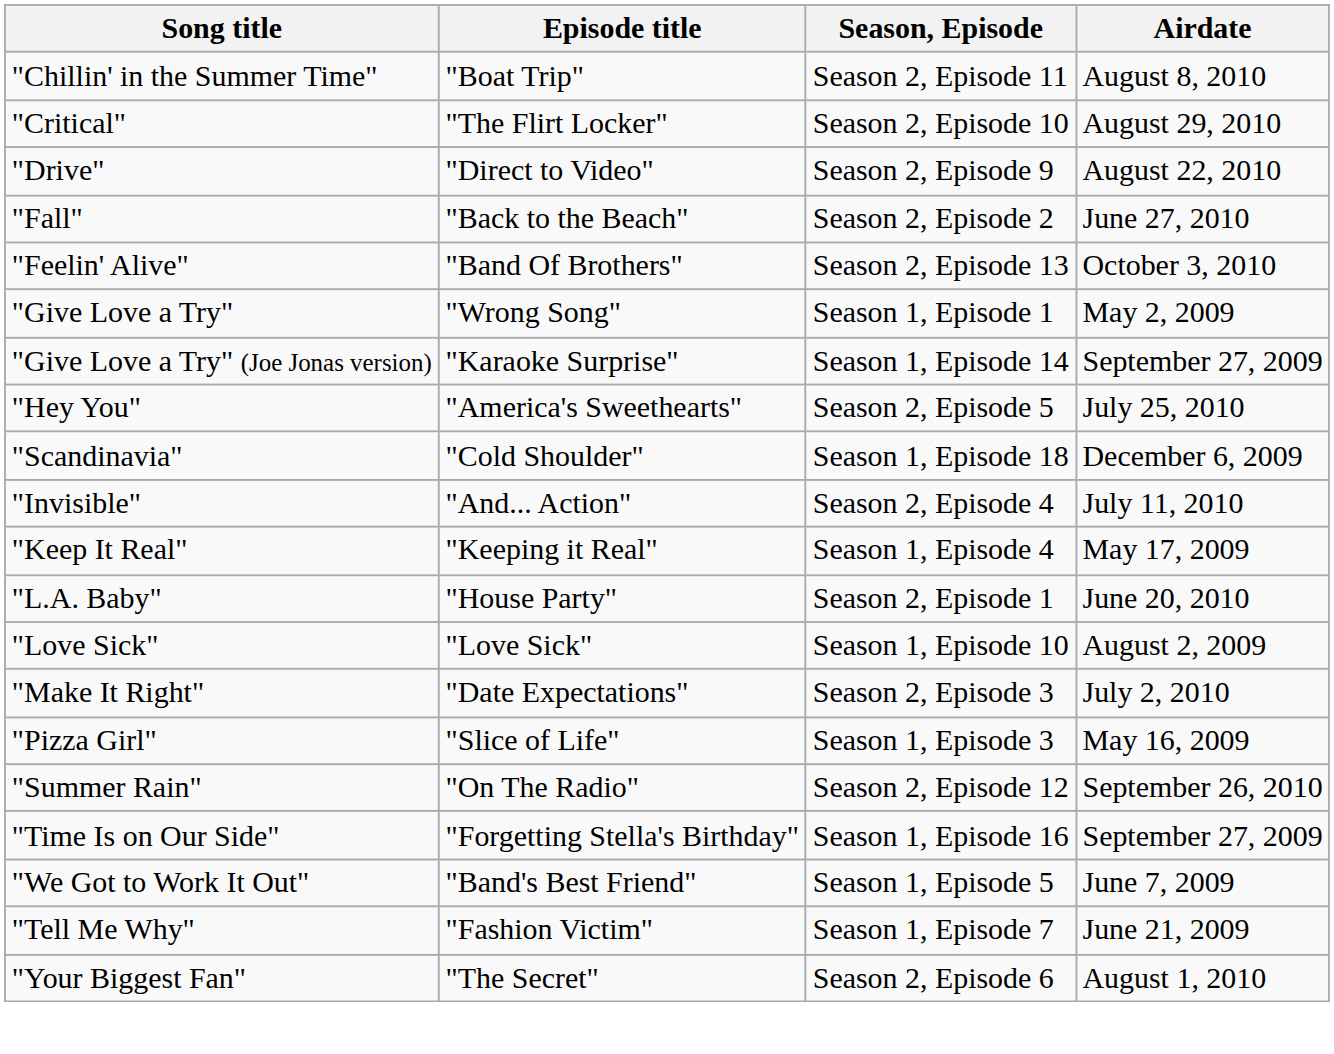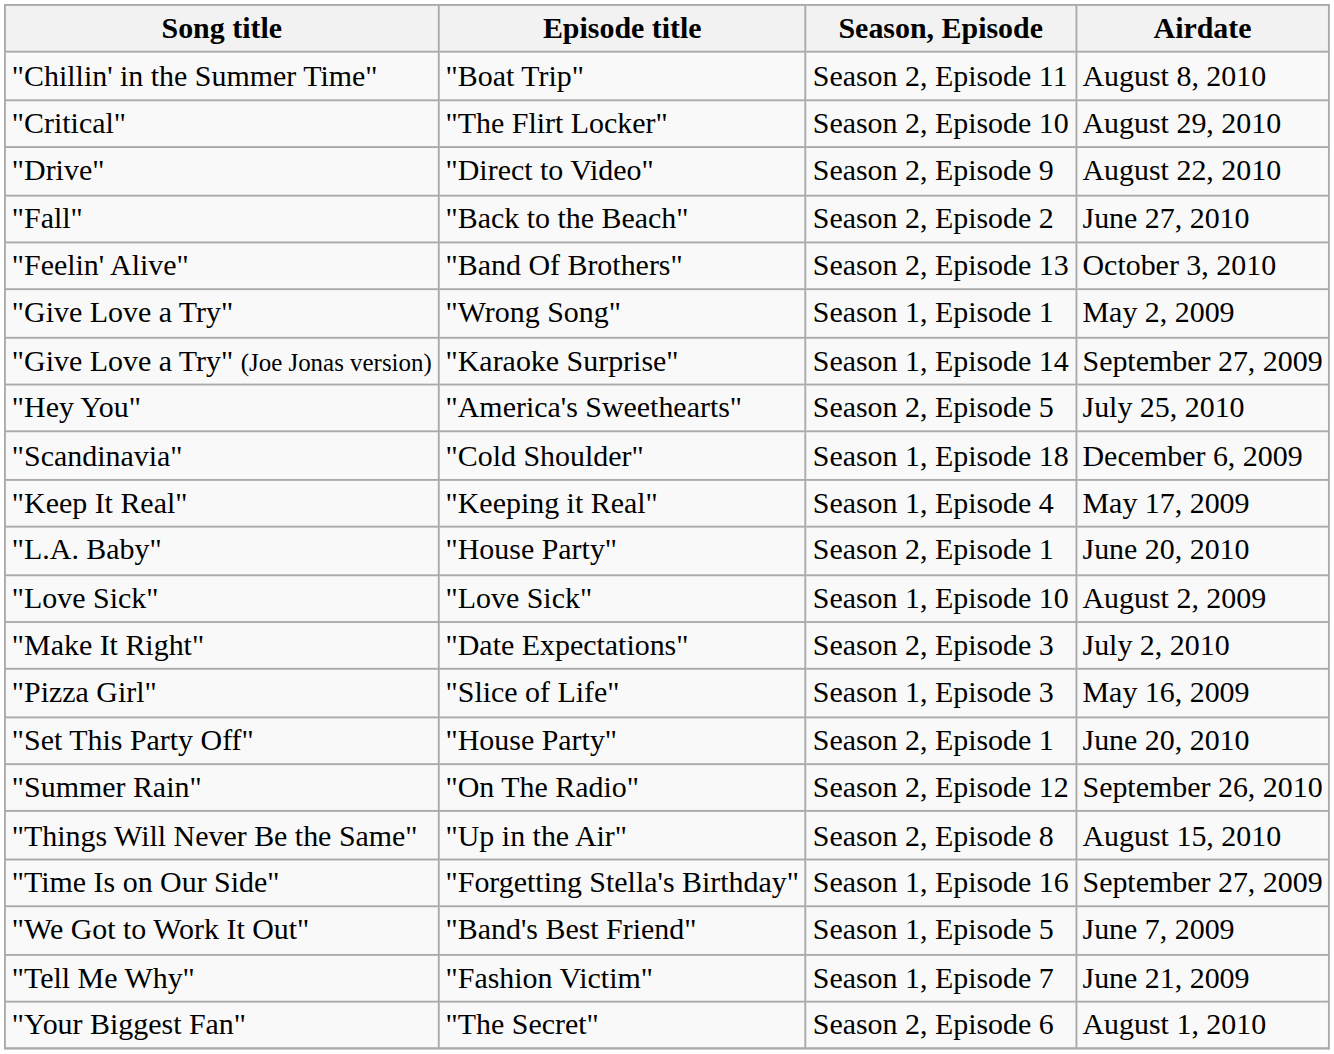- row: (76, 502)
+ row: (133, 739)
+ row: (215, 834)
